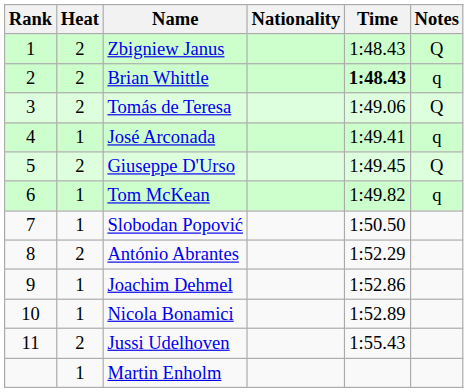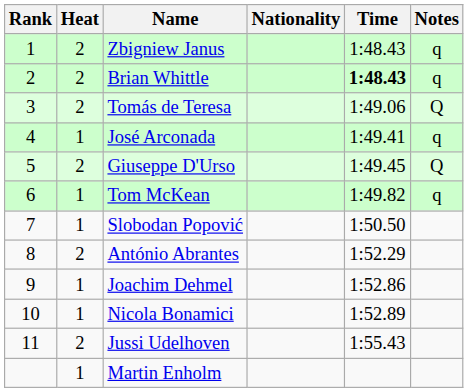(437, 48) Q -> (437, 48) q
